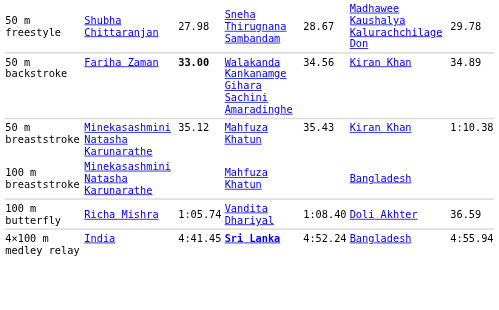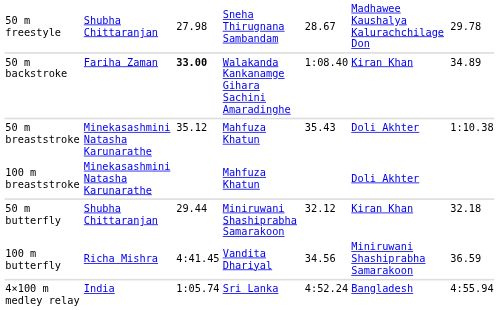(319, 62) 34.56 -> (326, 62) 1:08.40
(381, 128) Kiran Khan -> (385, 128) Doli Akhter
(381, 178) Bangladesh -> (385, 178) Doli Akhter
+ row: (33, 214)
(200, 214) 1:05.74 -> (198, 259) 4:41.45
(325, 214) 1:08.40 -> (320, 259) 34.56
(384, 214) Doli Akhter -> (388, 259) Miniruwani Shashiprabha Samarakoon
(200, 238) 4:41.45 -> (198, 289) 1:05.74
(252, 238) bold -> (251, 289) normal
